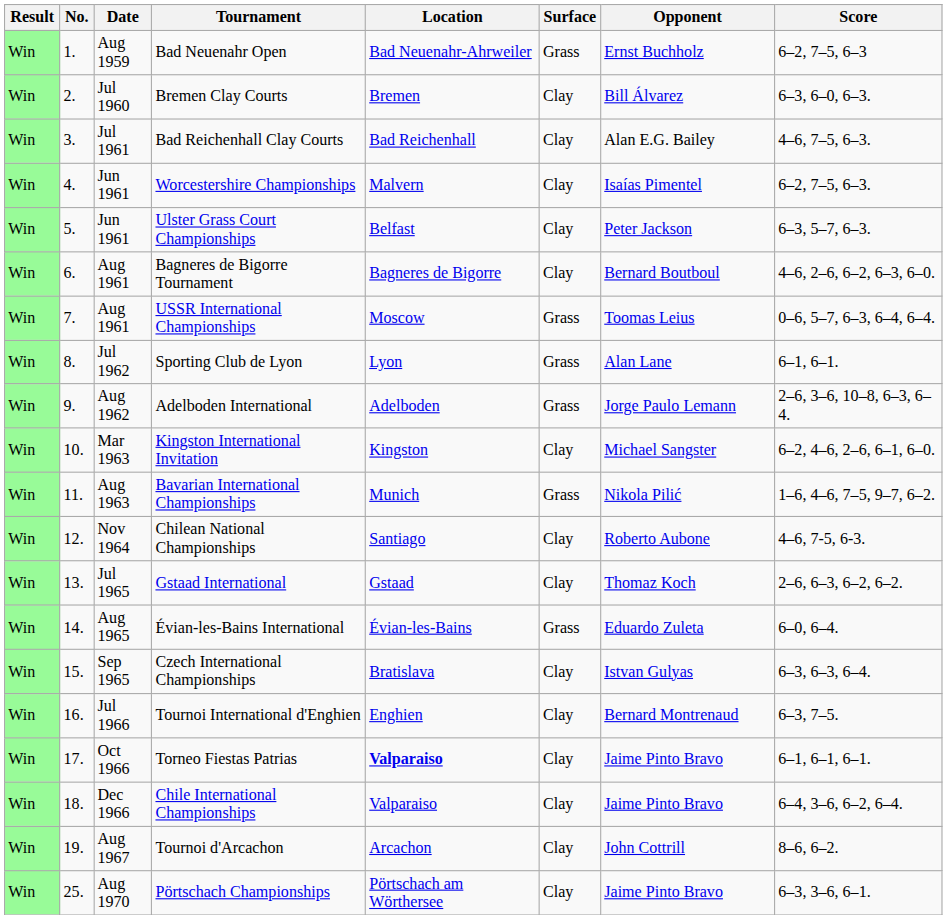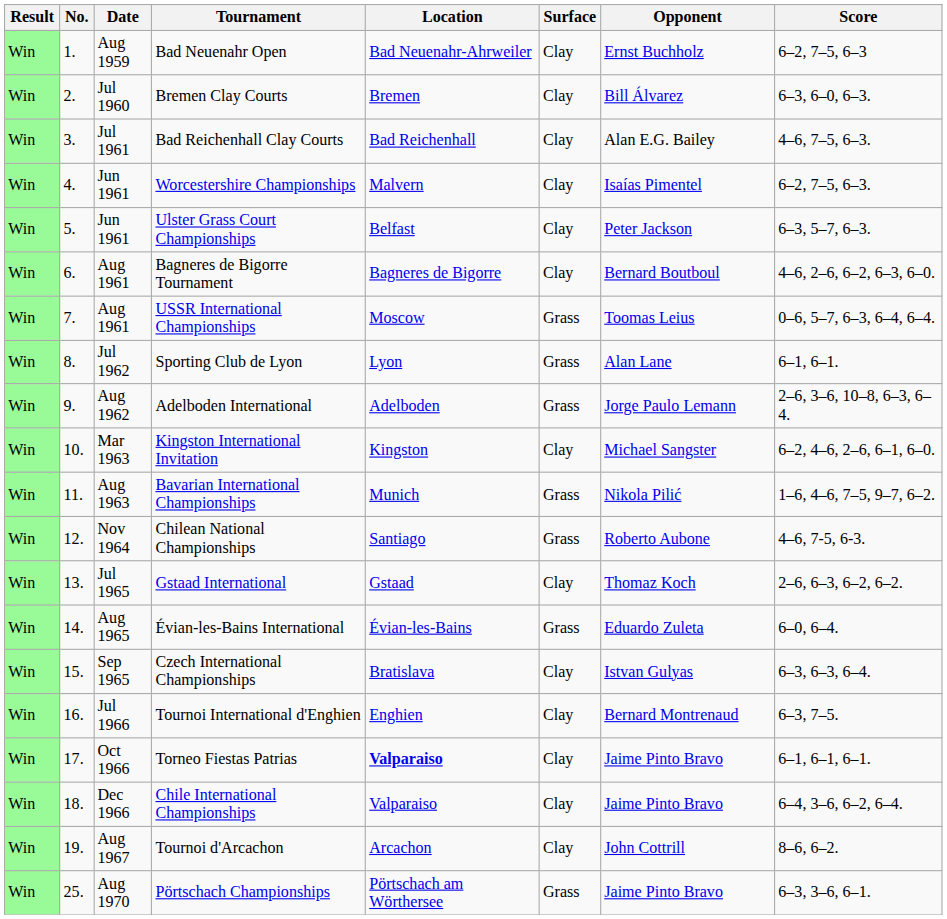(561, 52) Grass -> (558, 52) Clay
(558, 538) Clay -> (561, 538) Grass
(558, 892) Clay -> (561, 892) Grass
